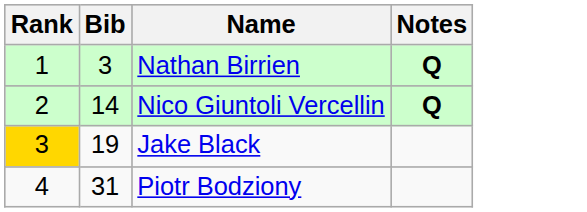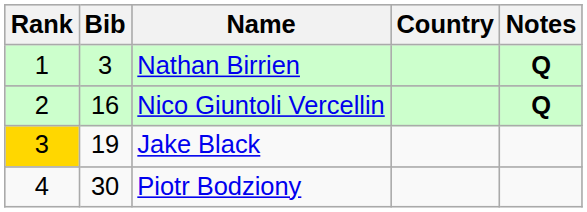+ column: (445, 24)
(105, 105) 14 -> (105, 105) 16
(105, 186) 31 -> (105, 186) 30
